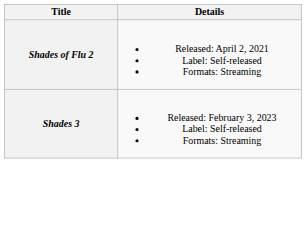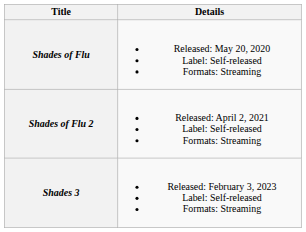+ row: (61, 54)
